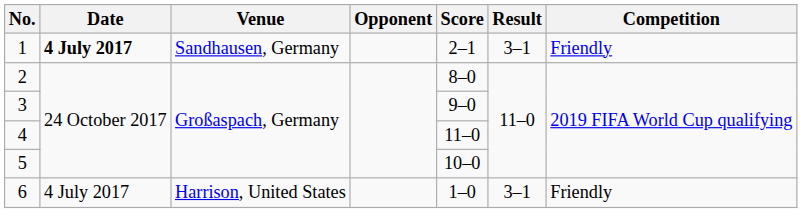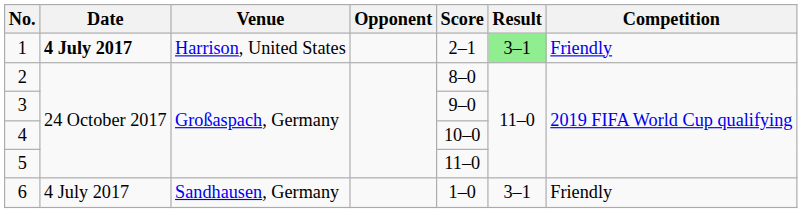(257, 47) Sandhausen, Germany -> (260, 47) Harrison, United States
(517, 47) no background -> (517, 47) lightgreen background
(462, 134) 11–0 -> (462, 134) 10–0
(462, 163) 10–0 -> (462, 163) 11–0
(260, 192) Harrison, United States -> (257, 192) Sandhausen, Germany
